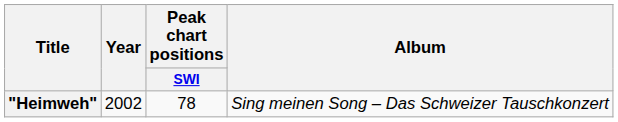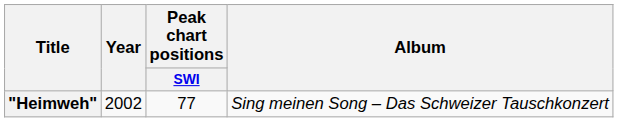(187, 103) 78 -> (187, 103) 77
